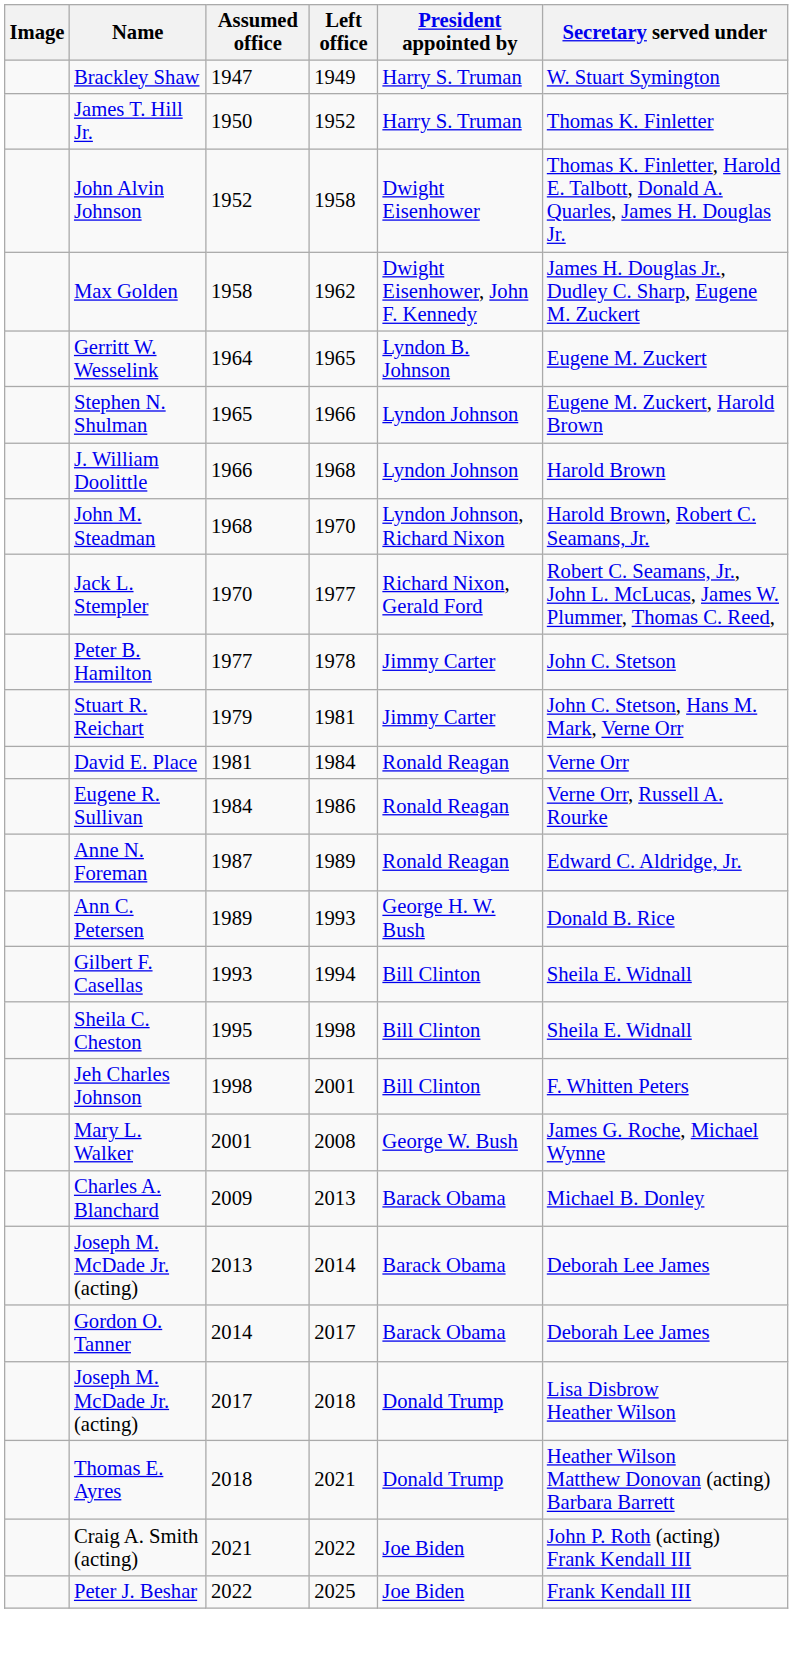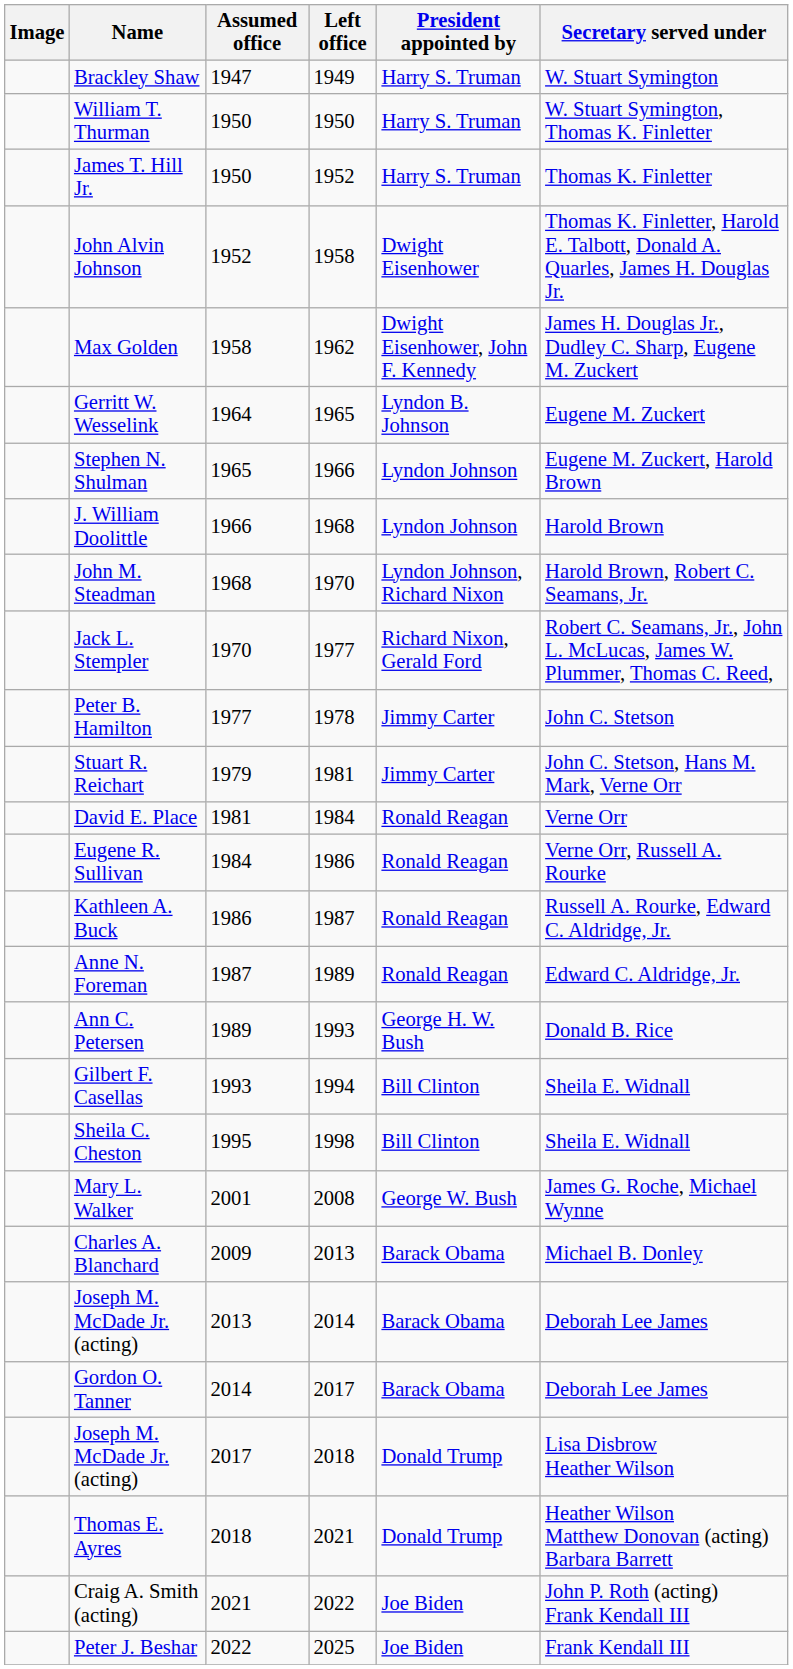+ row: (118, 121)
+ row: (123, 918)
- row: (122, 1086)
